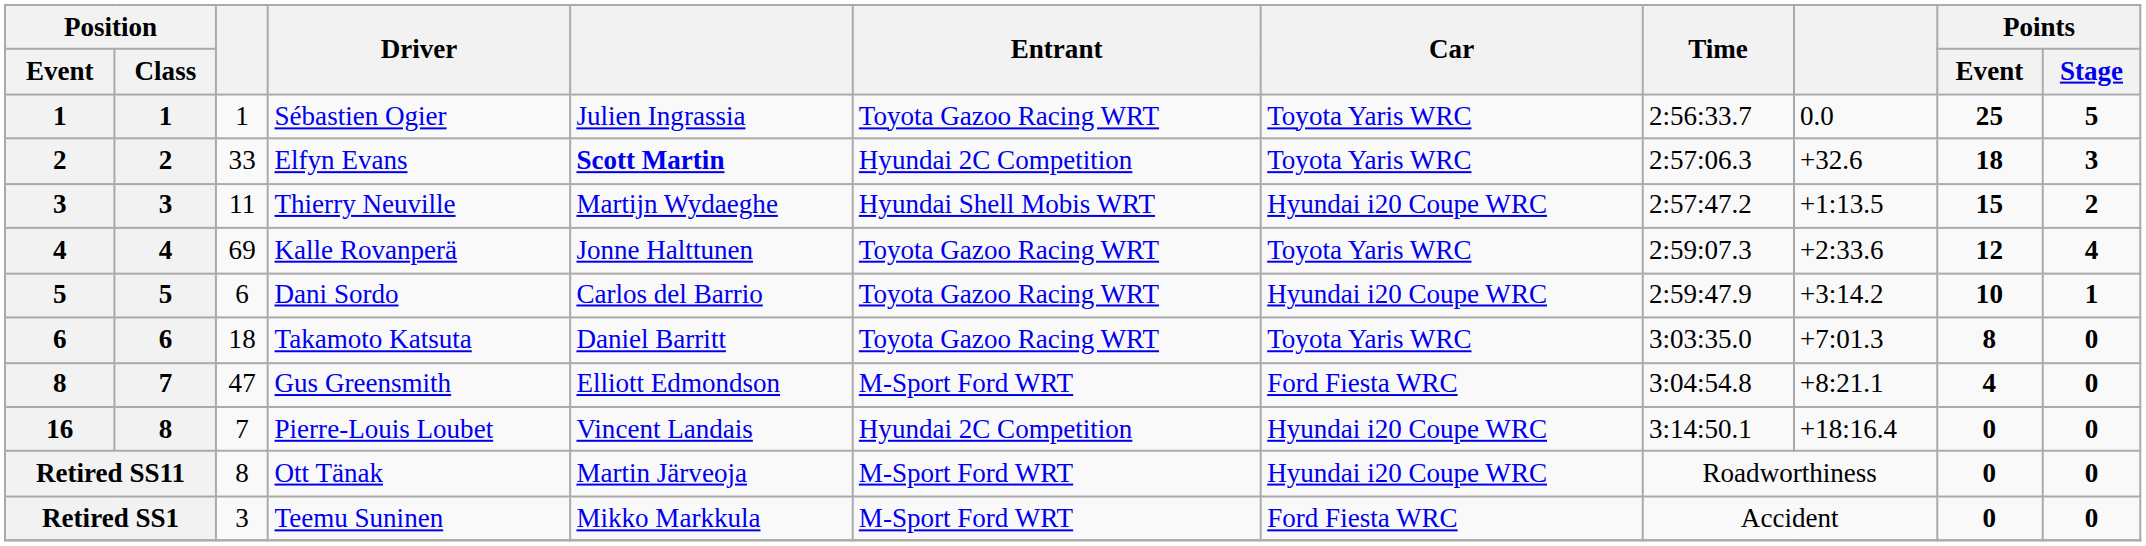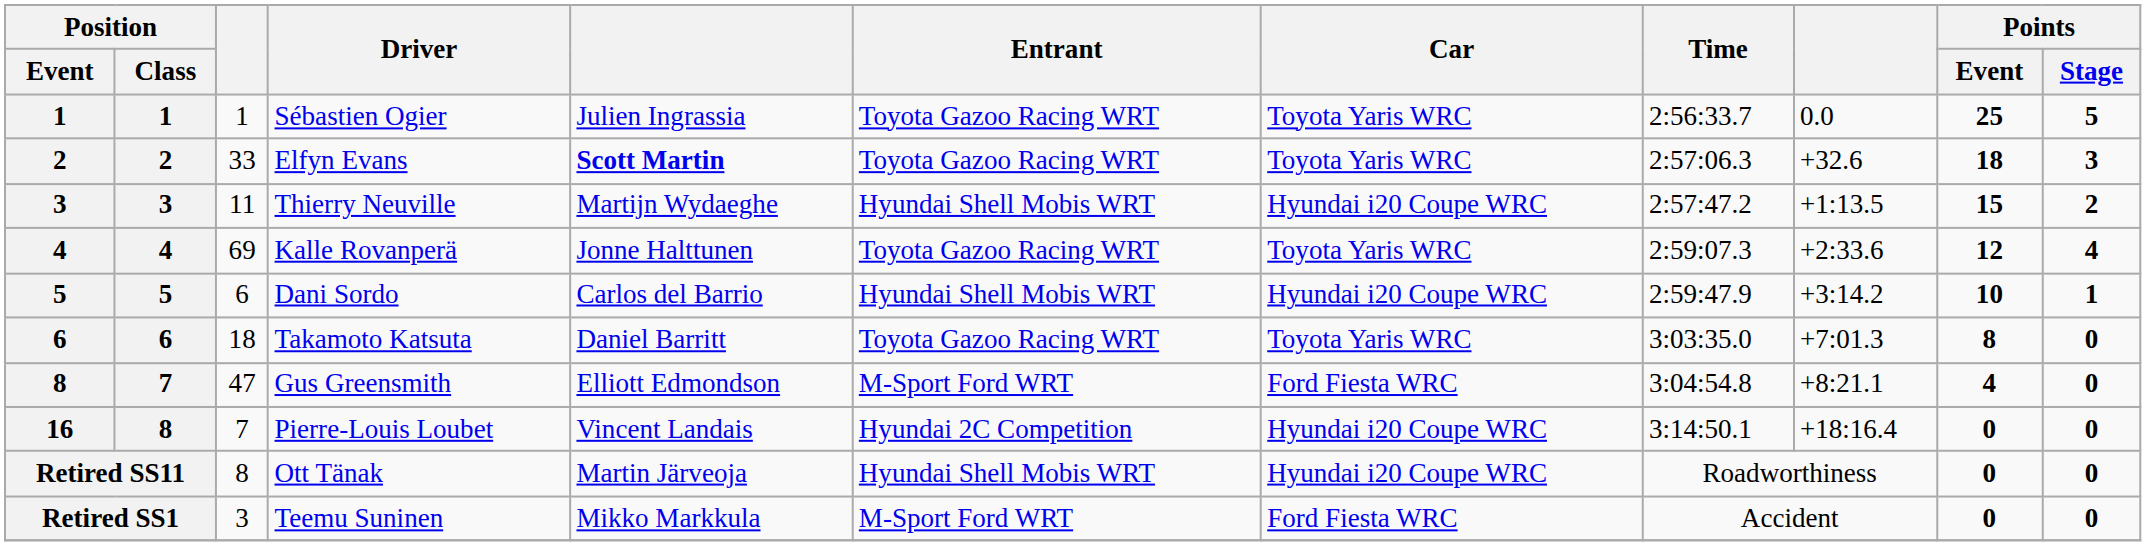(996, 160) Hyundai 2C Competition -> (1009, 160) Toyota Gazoo Racing WRT
(1009, 294) Toyota Gazoo Racing WRT -> (1007, 294) Hyundai Shell Mobis WRT
(966, 472) M-Sport Ford WRT -> (1007, 472) Hyundai Shell Mobis WRT
